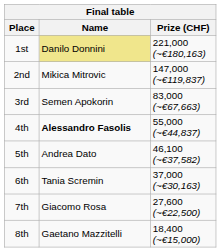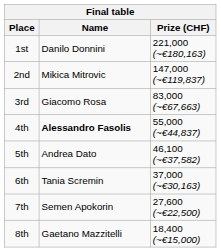(73, 48) khaki background -> (73, 48) no background
(77, 101) Semen Apokorin -> (74, 101) Giacomo Rosa
(74, 207) Giacomo Rosa -> (77, 207) Semen Apokorin
